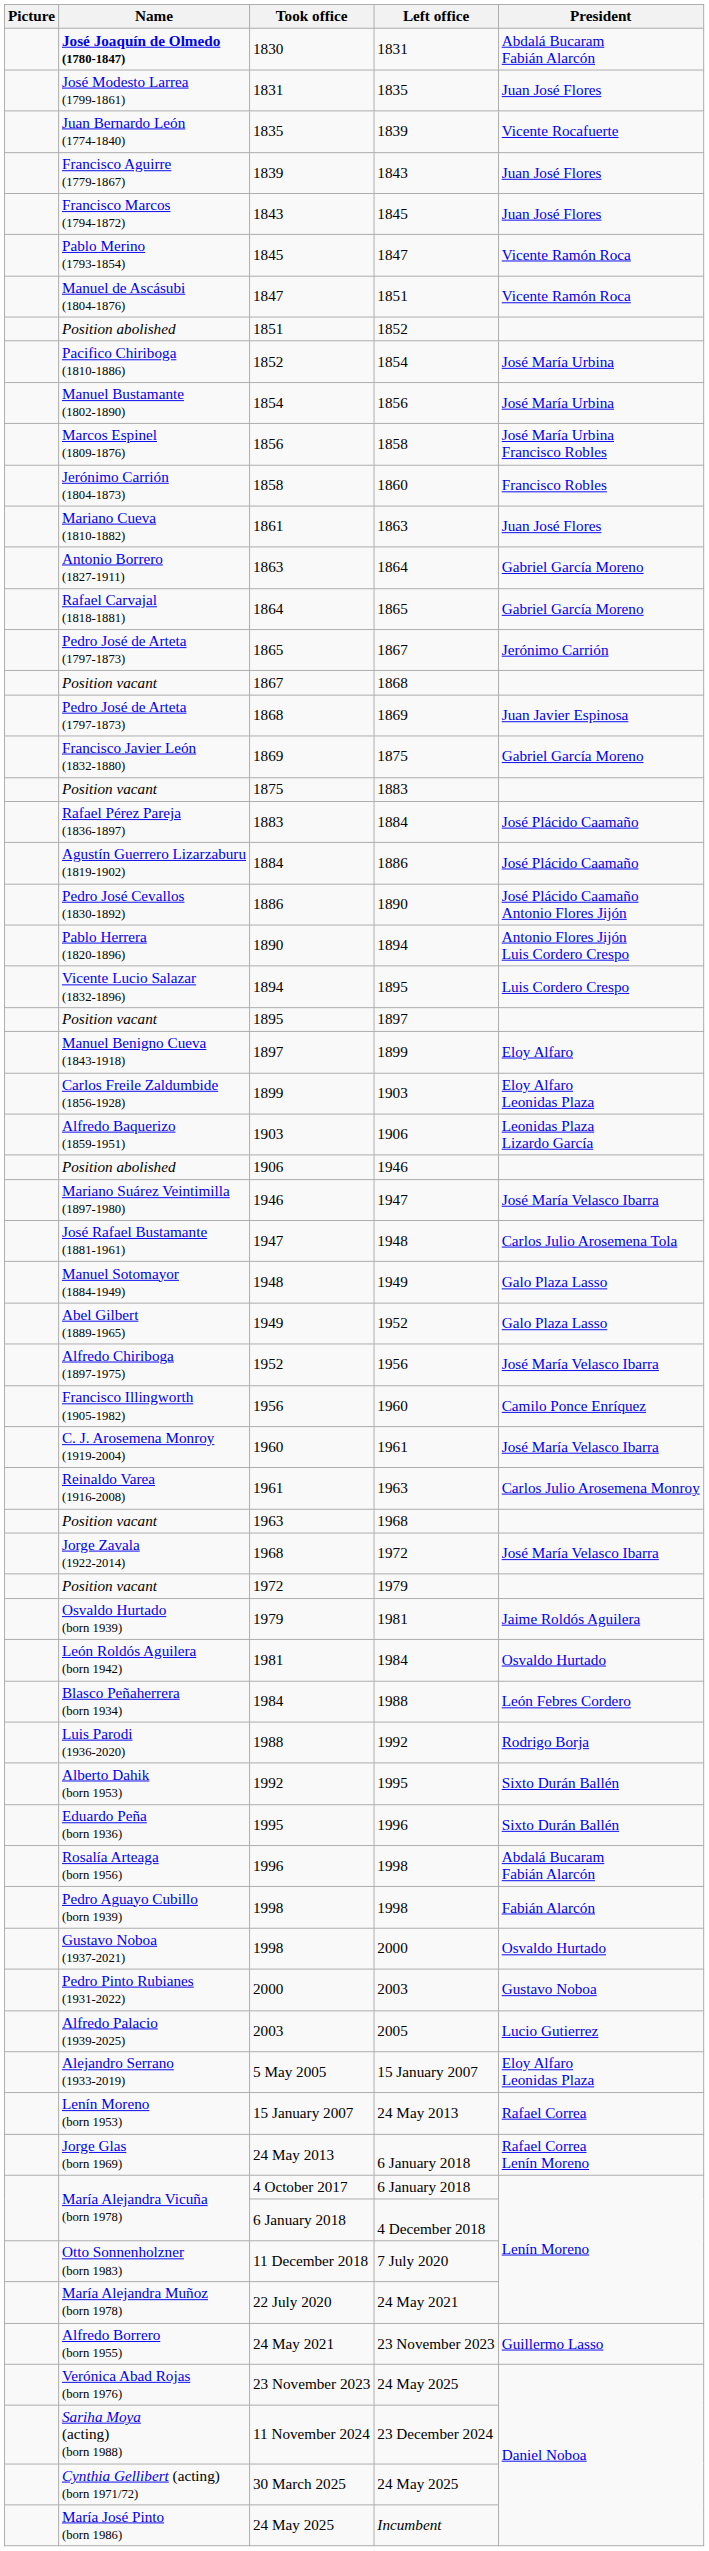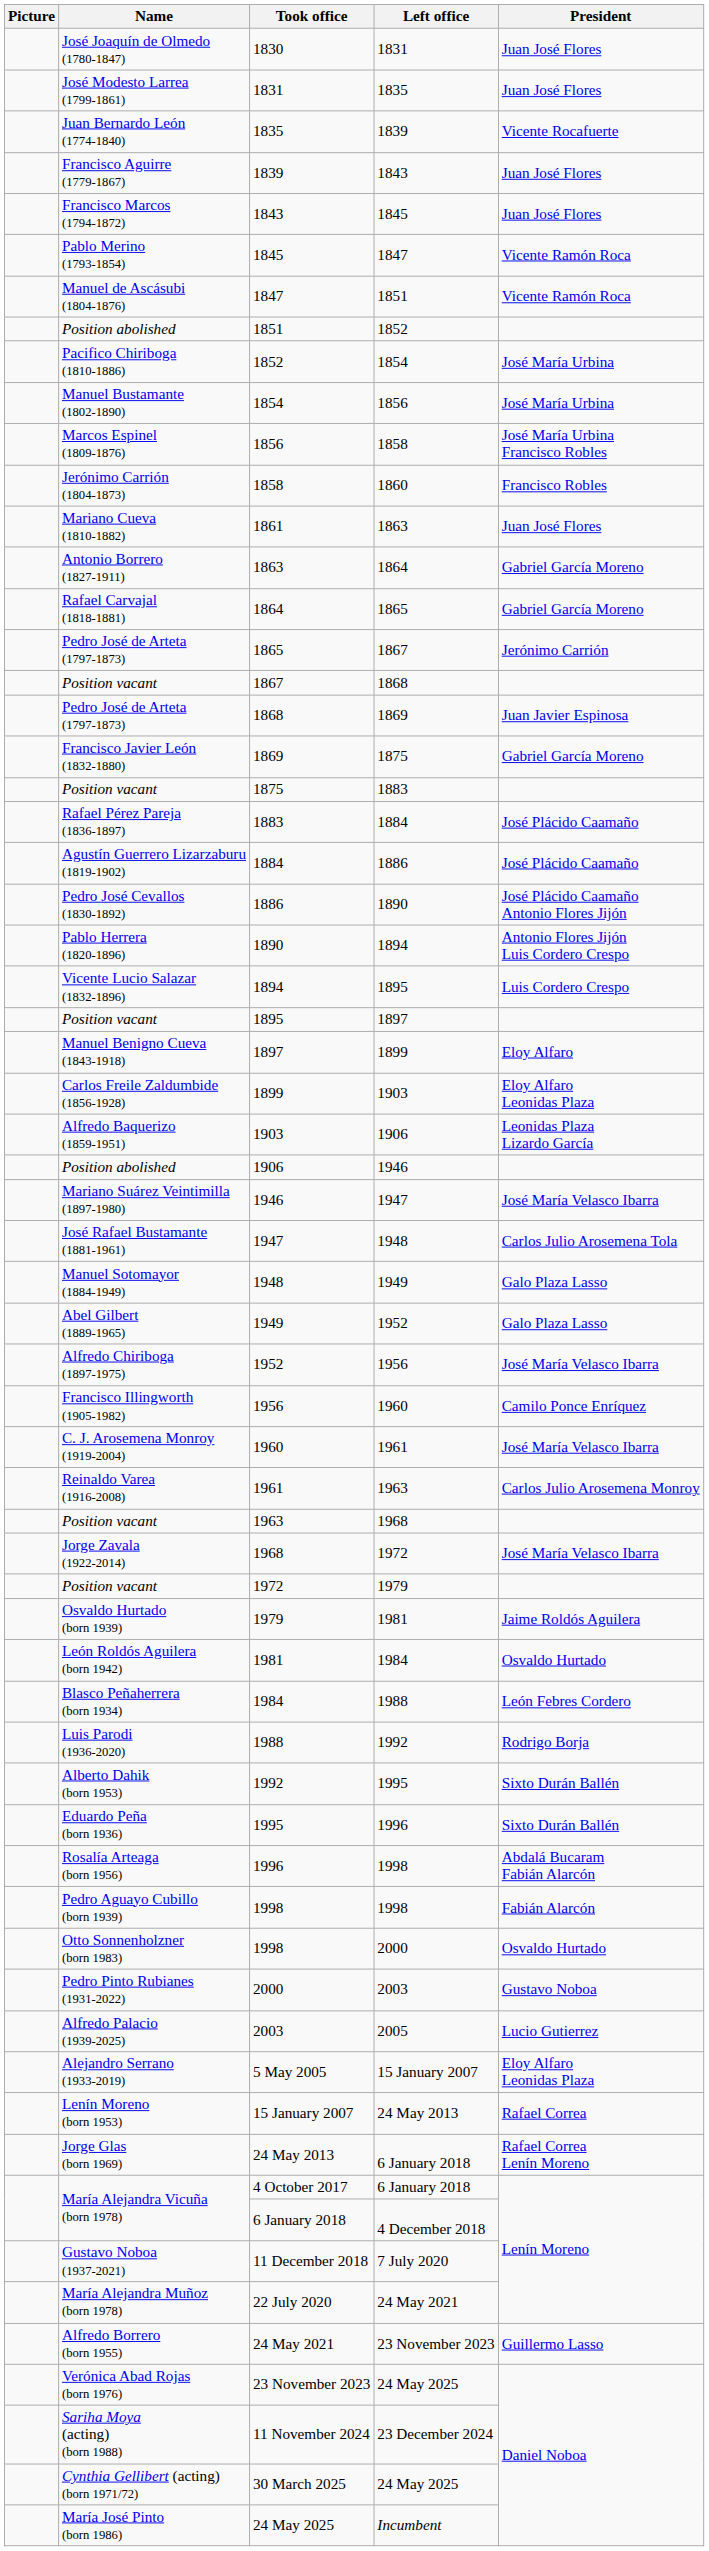(141, 49) bold -> (136, 49) normal
(553, 49) Abdalá Bucaram Fabián Alarcón -> (552, 49) Juan José Flores
(109, 1948) Gustavo Noboa (1937-2021) -> (123, 1948) Otto Sonnenholzner (born 1983)
(123, 2261) Otto Sonnenholzner (born 1983) -> (109, 2261) Gustavo Noboa (1937-2021)
